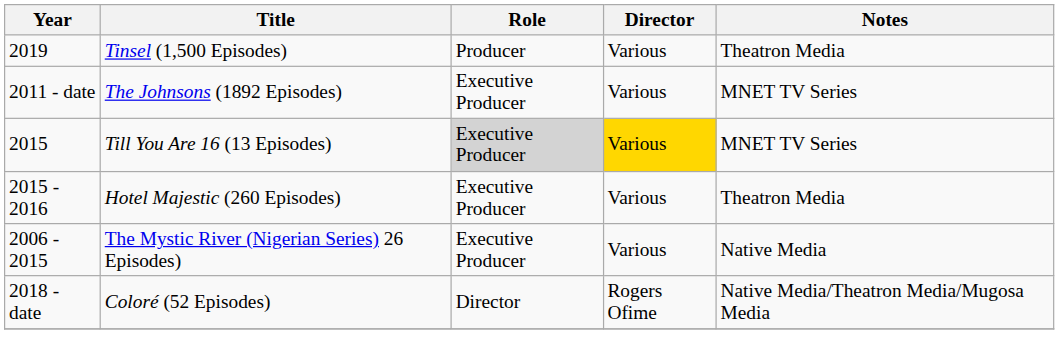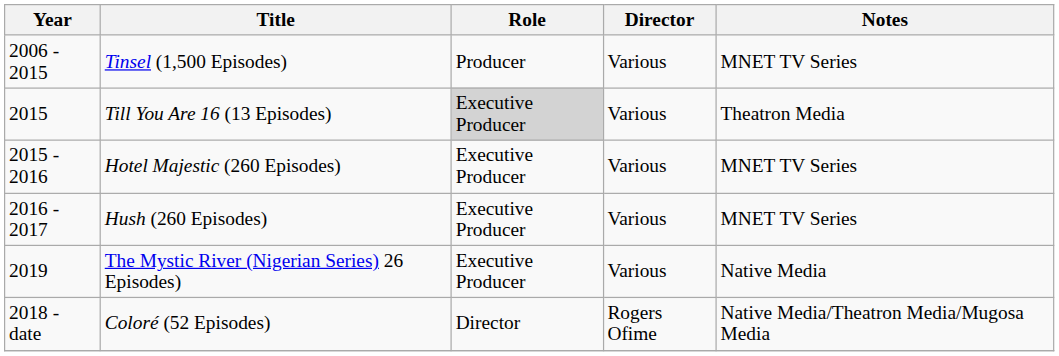(28, 50) 2019 -> (34, 61) 2006 - 2015
(783, 50) Theatron Media -> (789, 61) MNET TV Series
- row: (223, 92)
(637, 144) gold background -> (637, 113) no background
(789, 144) MNET TV Series -> (783, 113) Theatron Media
(783, 197) Theatron Media -> (789, 166) MNET TV Series
+ row: (186, 218)
(34, 249) 2006 - 2015 -> (28, 271) 2019
